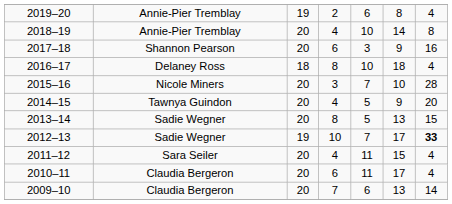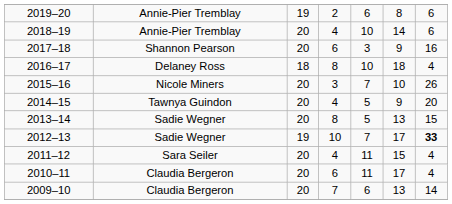(431, 13) 4 -> (431, 13) 6
(431, 31) 8 -> (431, 31) 6
(431, 84) 28 -> (431, 84) 26
